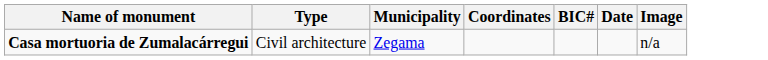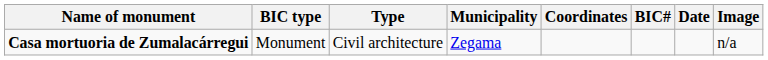+ column: (291, 17)
